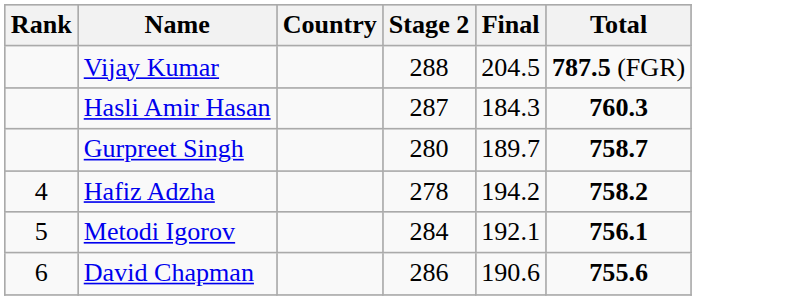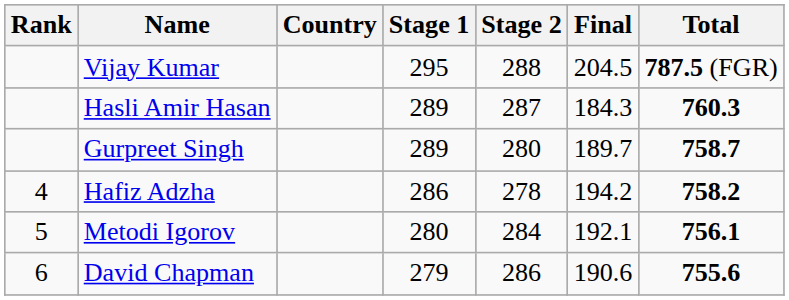+ column: (429, 25)
